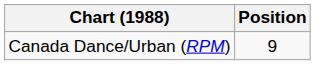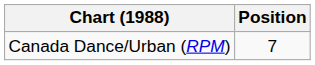(272, 45) 9 -> (272, 45) 7
